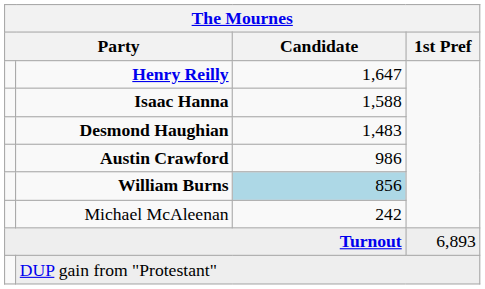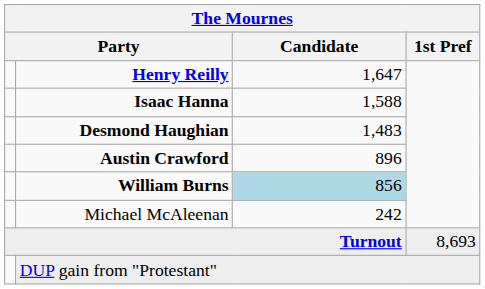(389, 158) 986 -> (389, 158) 896
(456, 241) 6,893 -> (456, 241) 8,693
